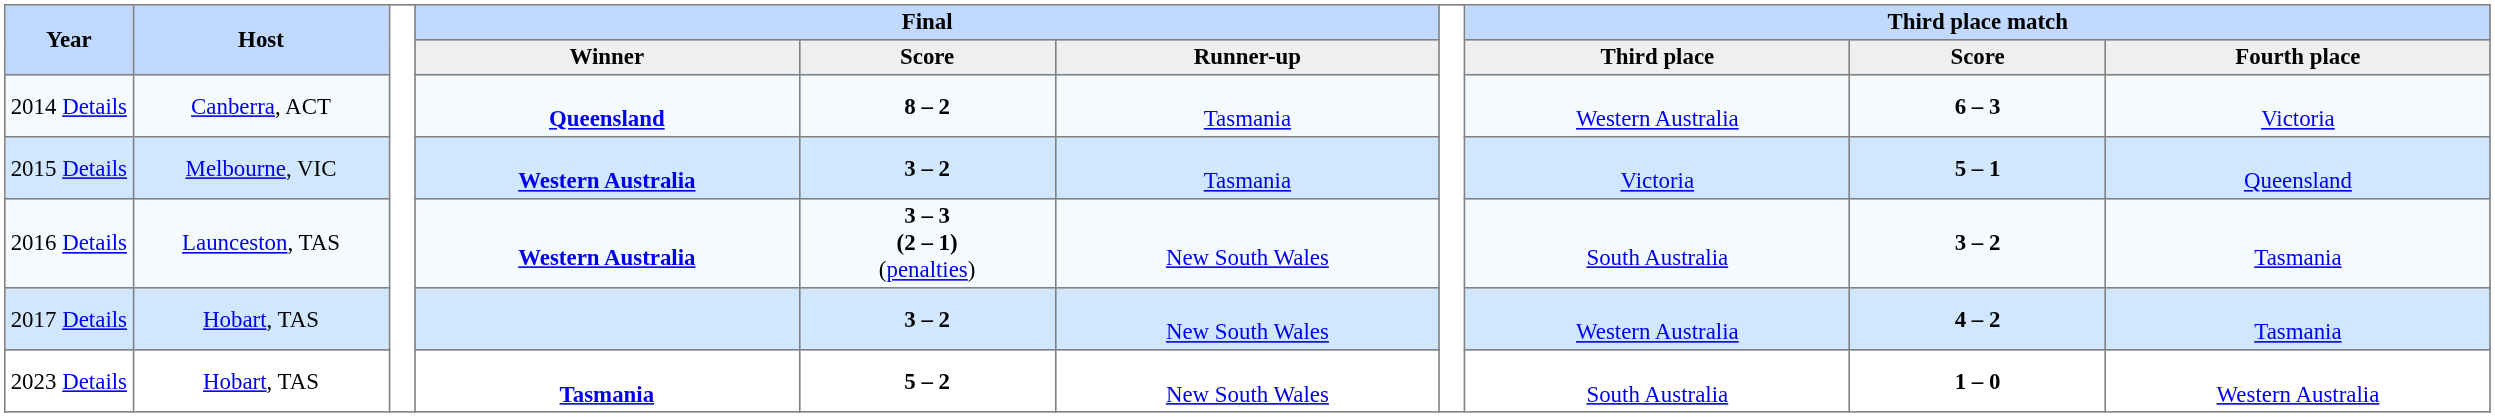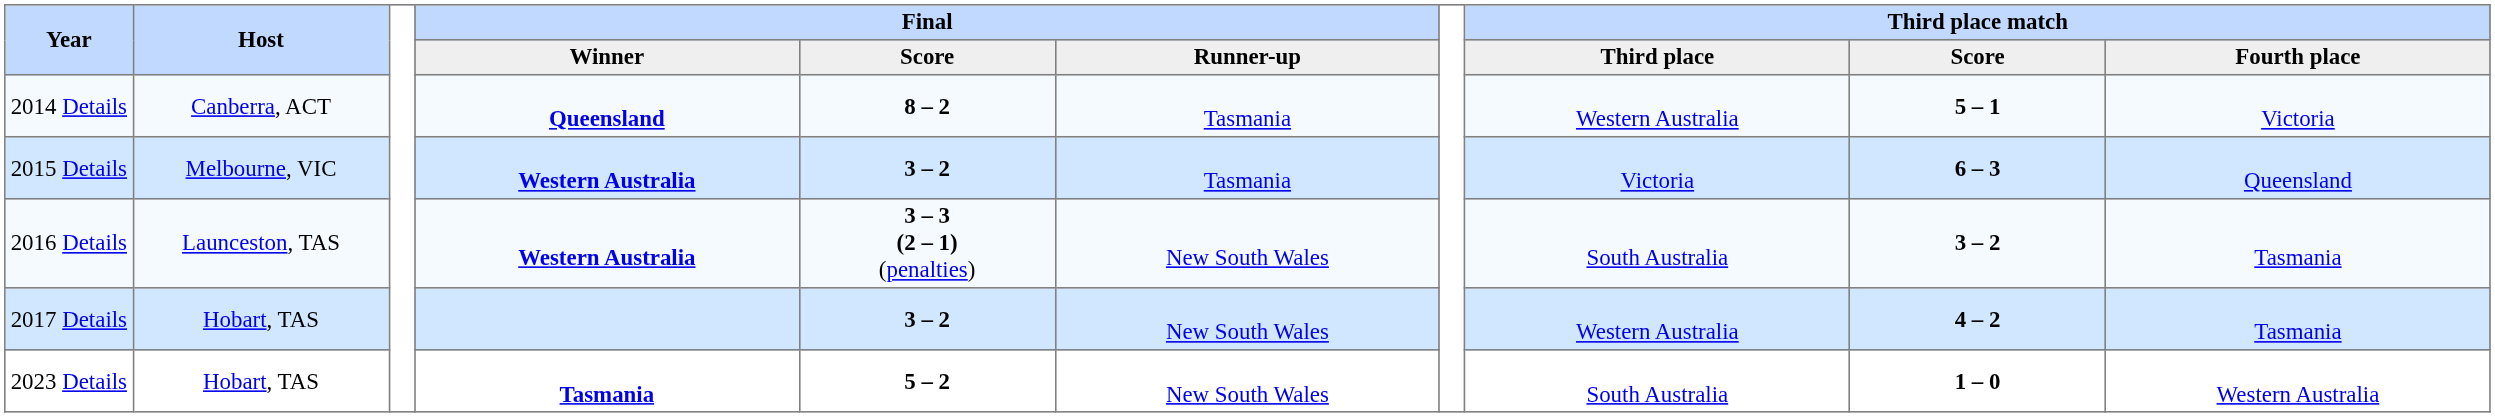(1978, 105) 6 – 3 -> (1978, 105) 5 – 1
(1978, 167) 5 – 1 -> (1978, 167) 6 – 3
